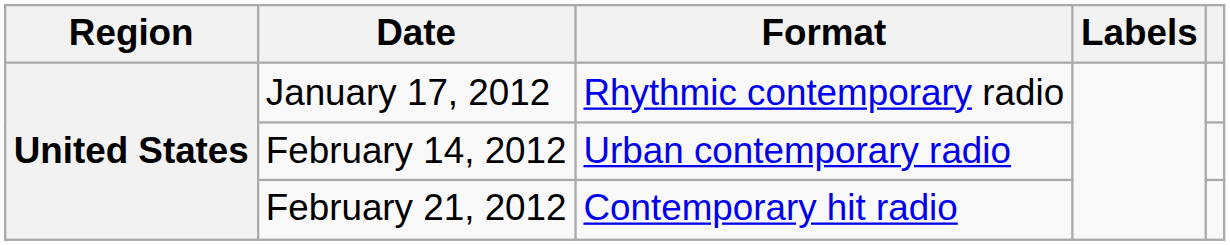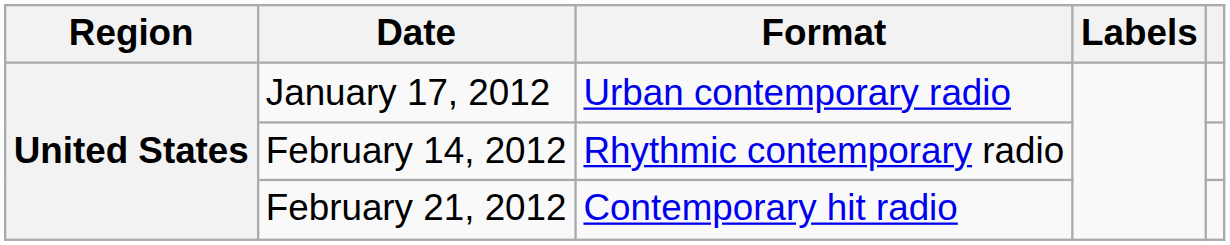(824, 92) Rhythmic contemporary radio -> (797, 92) Urban contemporary radio
(797, 150) Urban contemporary radio -> (824, 150) Rhythmic contemporary radio
